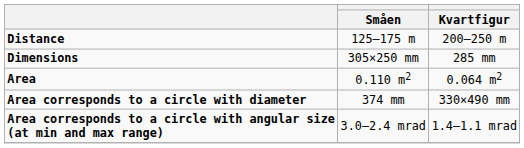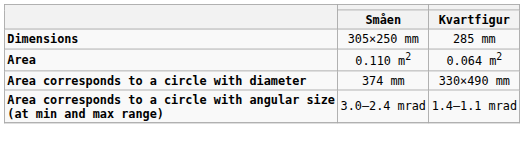- row: (36, 39)
